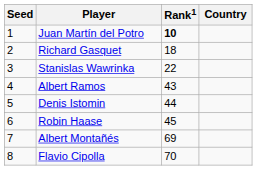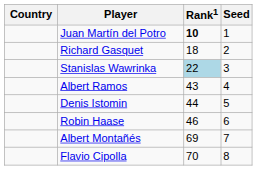columns swapped: (226, 14) <-> (20, 14)
(170, 68) no background -> (192, 68) lightblue background
(170, 121) 45 -> (192, 121) 46
